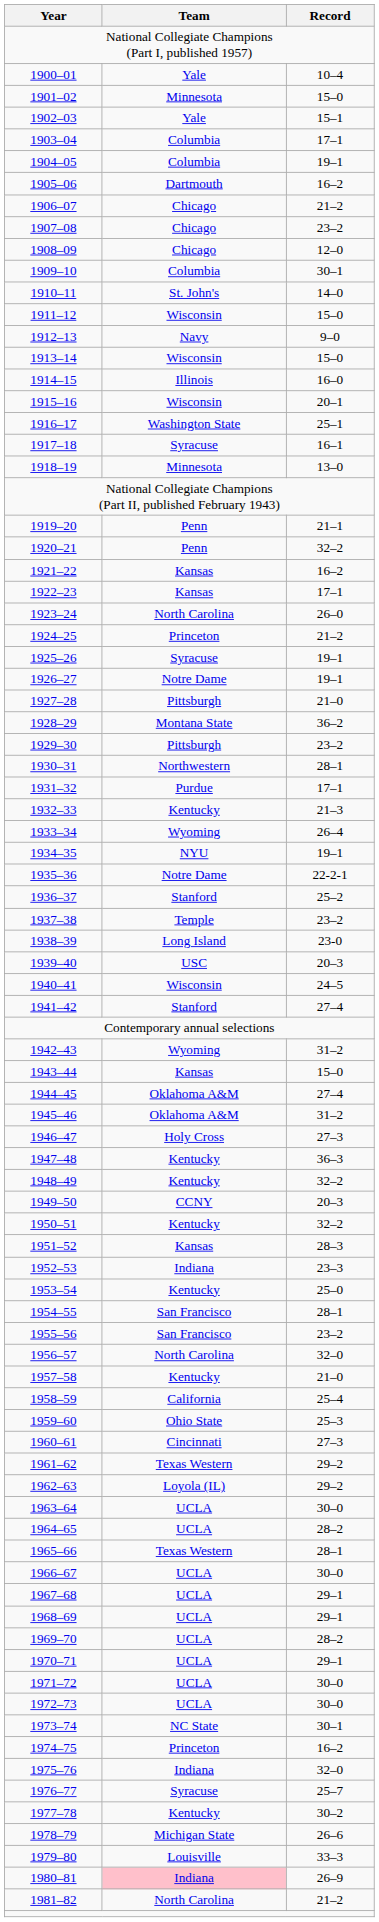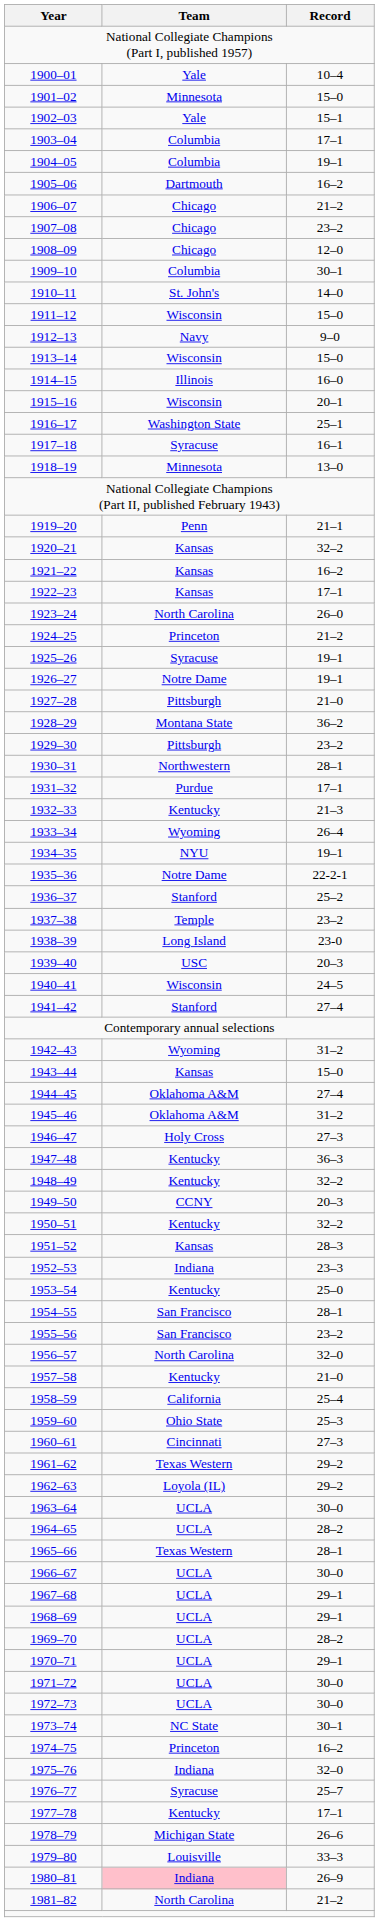(194, 548) Penn -> (194, 548) Kansas
(330, 1812) 30–2 -> (330, 1812) 17–1
